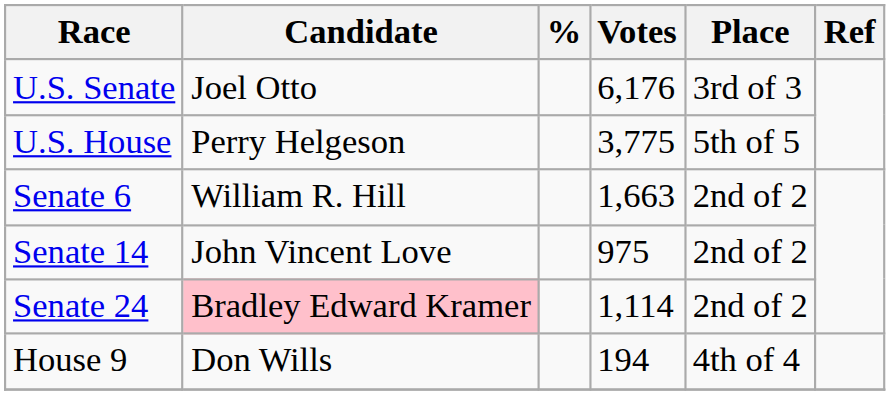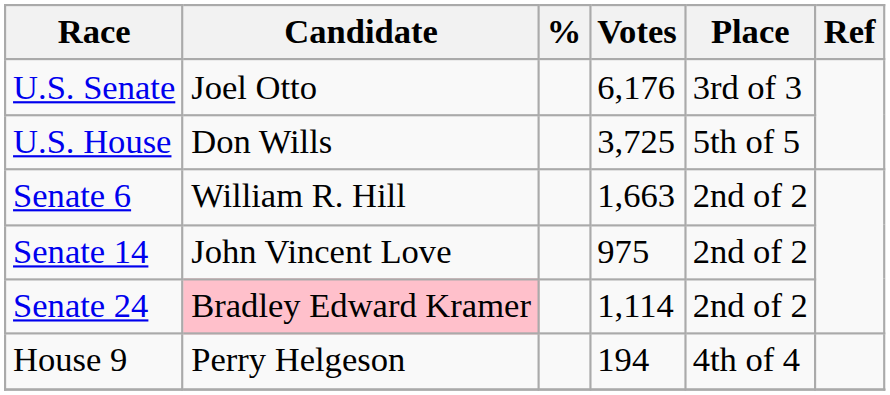(298, 141) Perry Helgeson -> (262, 141) Don Wills
(636, 141) 3,775 -> (636, 141) 3,725
(262, 360) Don Wills -> (298, 360) Perry Helgeson
